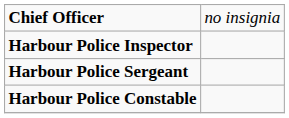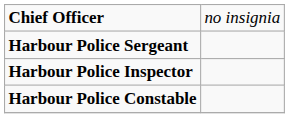rows swapped: (101, 44) <-> (98, 71)
